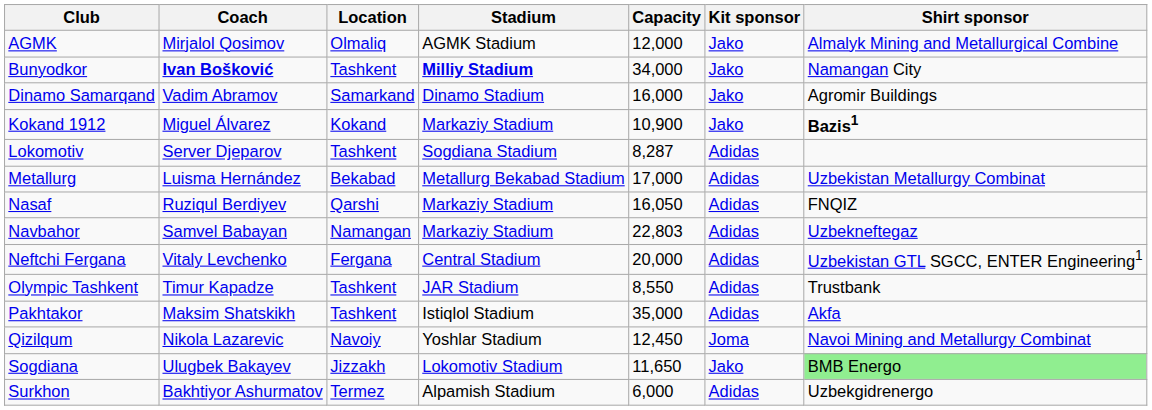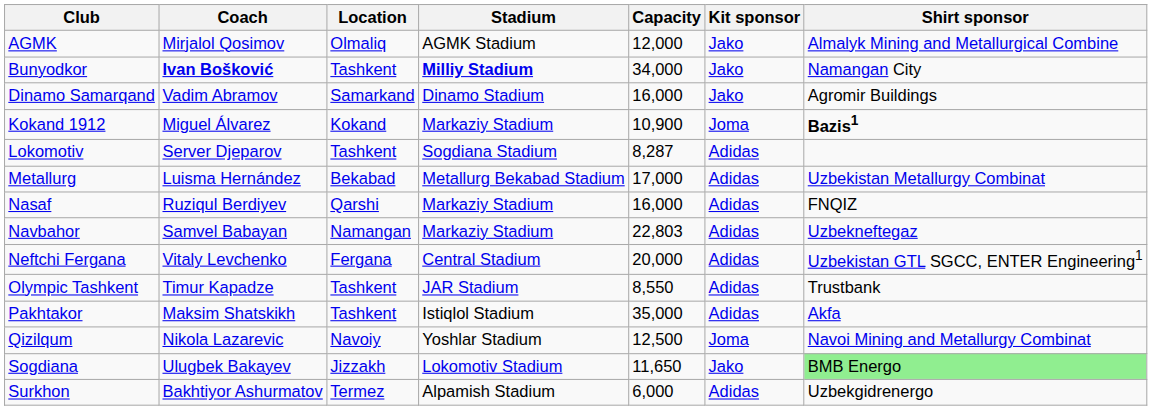(726, 124) Jako -> (729, 124) Joma
(658, 204) 16,050 -> (658, 204) 16,000
(658, 340) 12,450 -> (658, 340) 12,500
